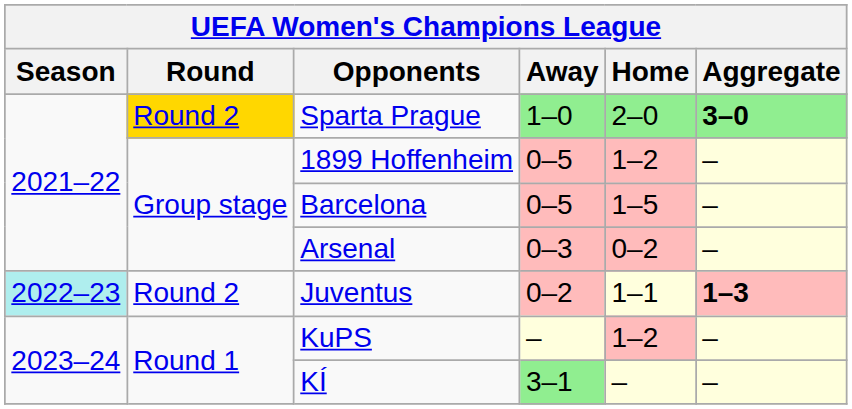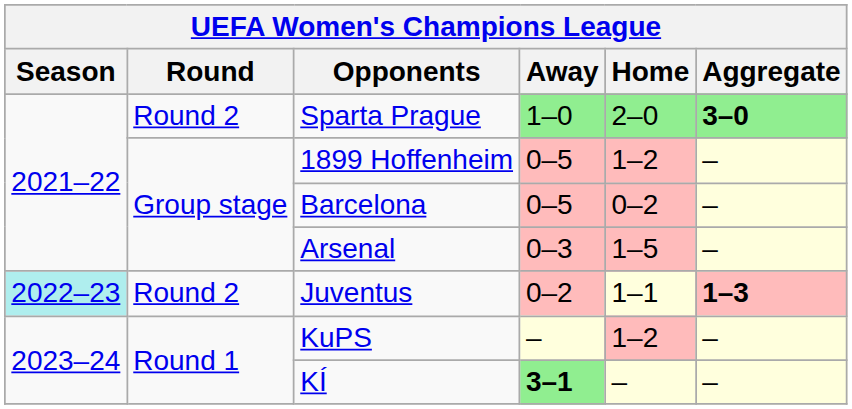(186, 115) gold background -> (186, 115) no background
(635, 204) 1–5 -> (635, 204) 0–2
(635, 248) 0–2 -> (635, 248) 1–5
(549, 381) normal -> (549, 381) bold
